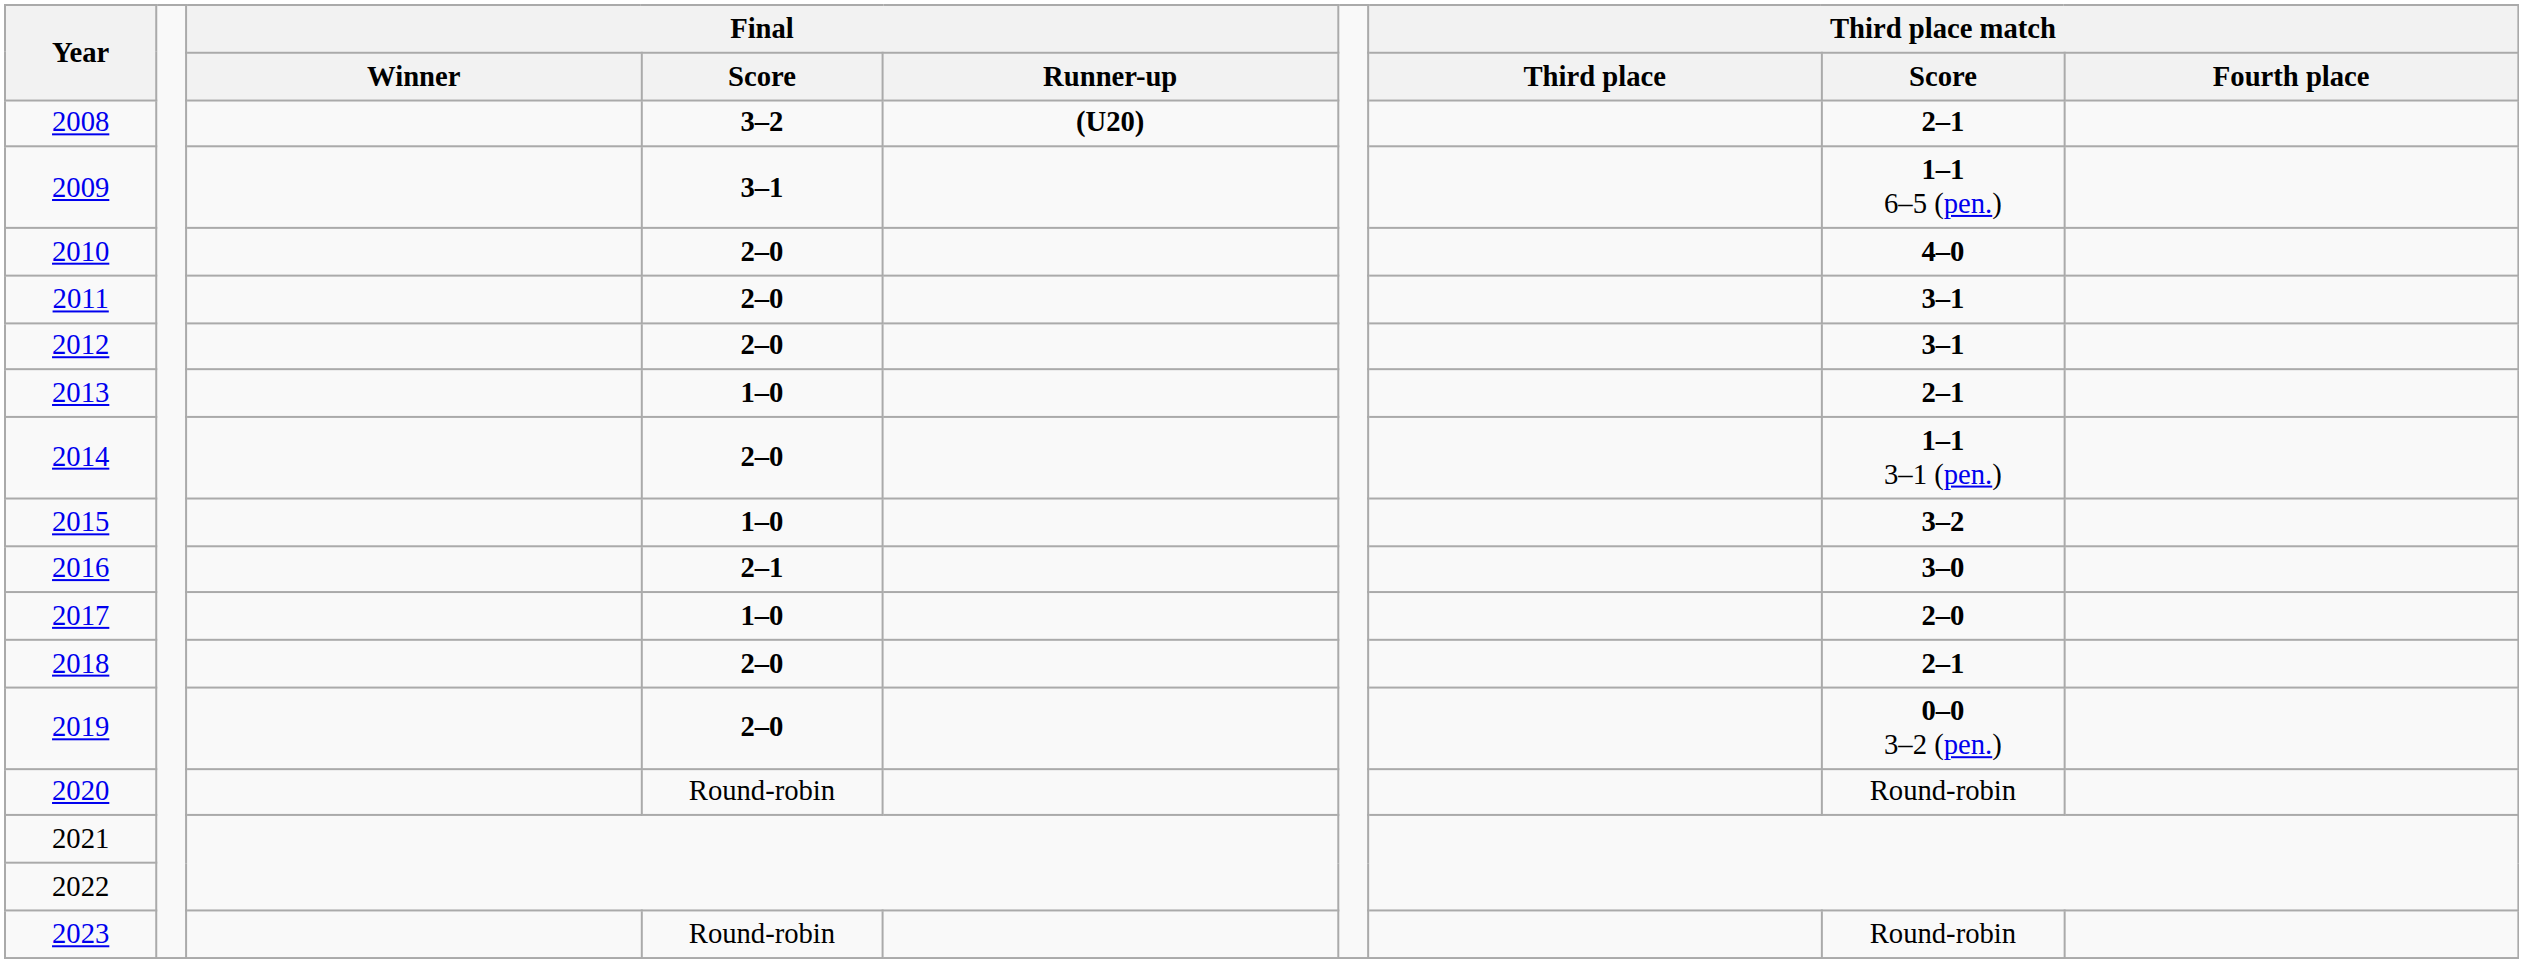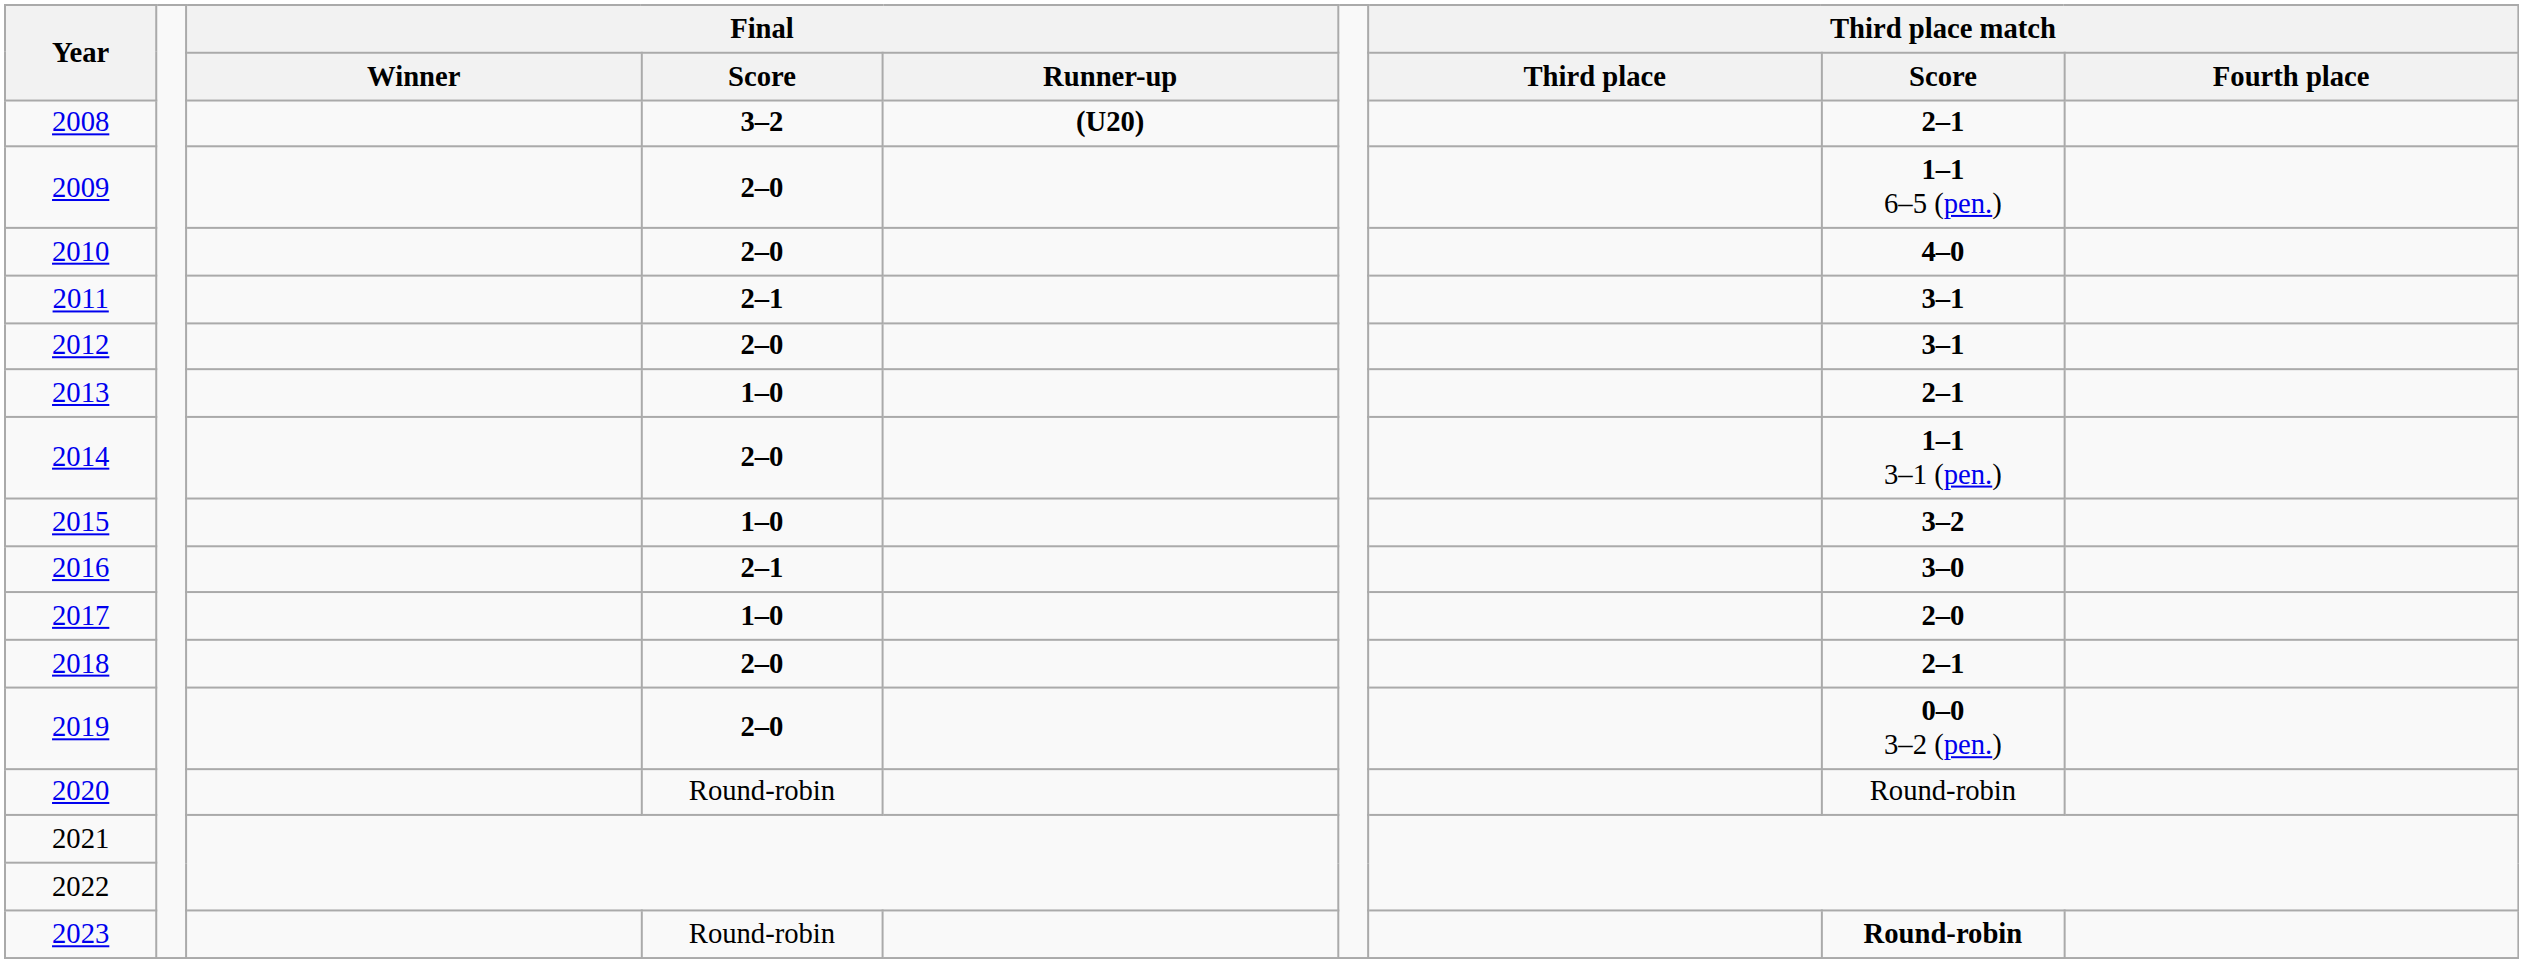(762, 187) 3–1 -> (762, 187) 2–0
(762, 298) 2–0 -> (762, 298) 2–1
(1943, 933) normal -> (1943, 933) bold
